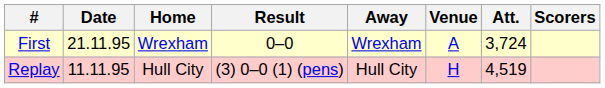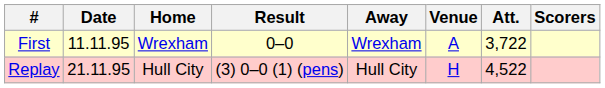(99, 43) 21.11.95 -> (99, 43) 11.11.95
(506, 43) 3,724 -> (506, 43) 3,722
(99, 69) 11.11.95 -> (99, 69) 21.11.95
(506, 69) 4,519 -> (506, 69) 4,522
